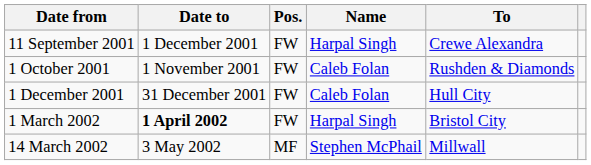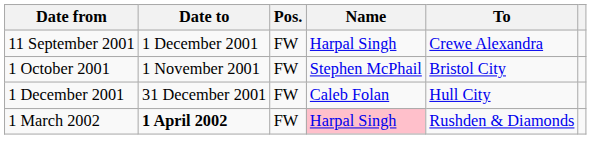(350, 69) Caleb Folan -> (366, 69) Stephen McPhail
(502, 69) Rushden & Diamonds -> (468, 69) Bristol City
(353, 120) no background -> (353, 120) pink background
(468, 120) Bristol City -> (502, 120) Rushden & Diamonds
- row: (58, 146)
